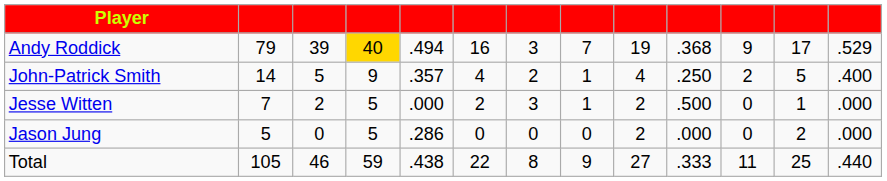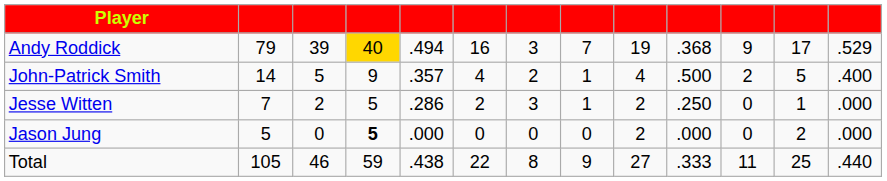(694, 76) .250 -> (694, 76) .500
(426, 104) .000 -> (426, 104) .286
(694, 104) .500 -> (694, 104) .250
(373, 133) normal -> (373, 133) bold
(426, 133) .286 -> (426, 133) .000
